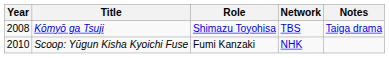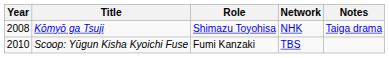(291, 28) TBS -> (291, 28) NHK
(291, 45) NHK -> (291, 45) TBS
